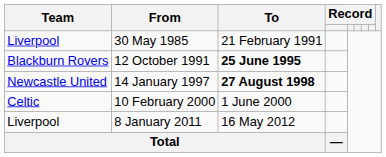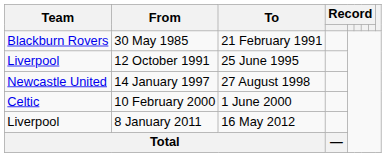(33, 40) Liverpool -> (58, 40) Blackburn Rovers
(58, 61) Blackburn Rovers -> (33, 61) Liverpool
(261, 61) bold -> (260, 61) normal
(268, 81) bold -> (266, 81) normal
